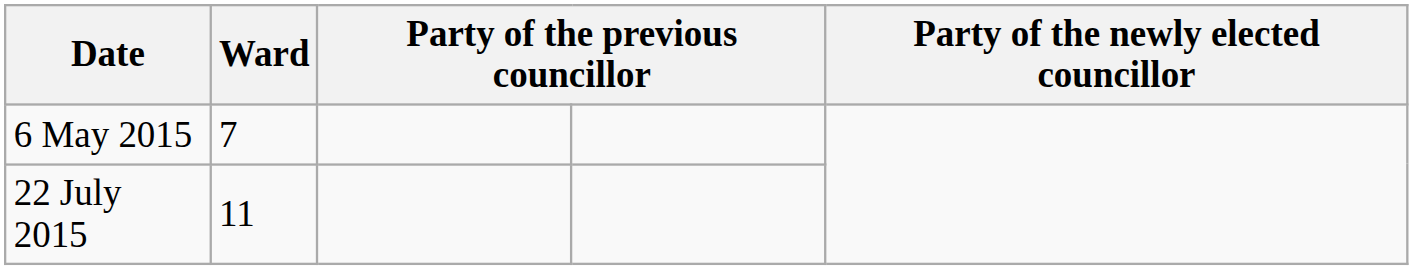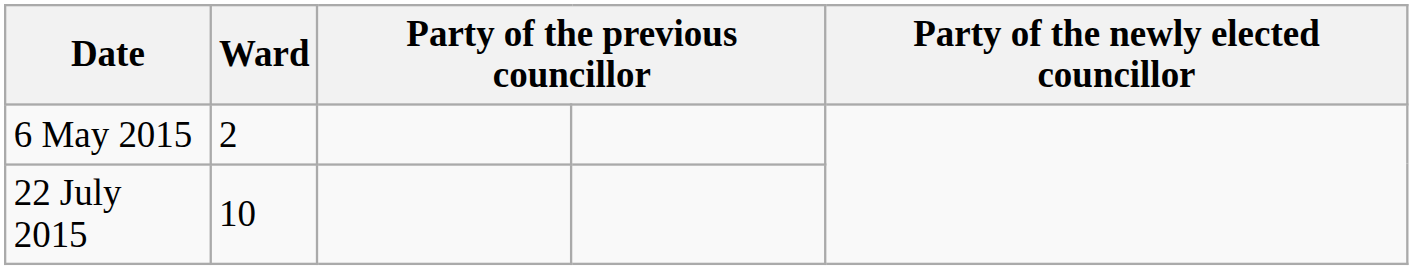(228, 134) 7 -> (228, 134) 2
(237, 213) 11 -> (238, 213) 10
